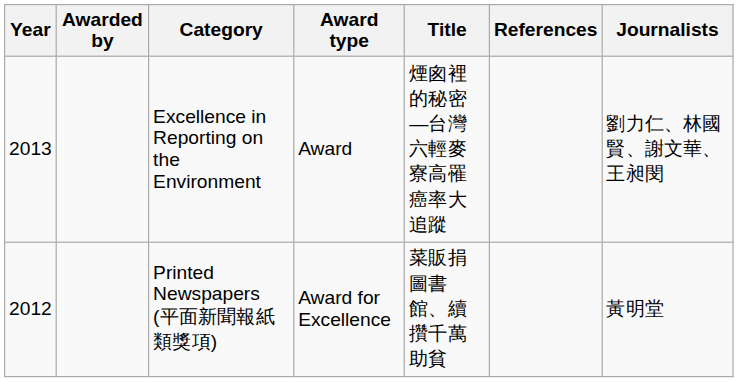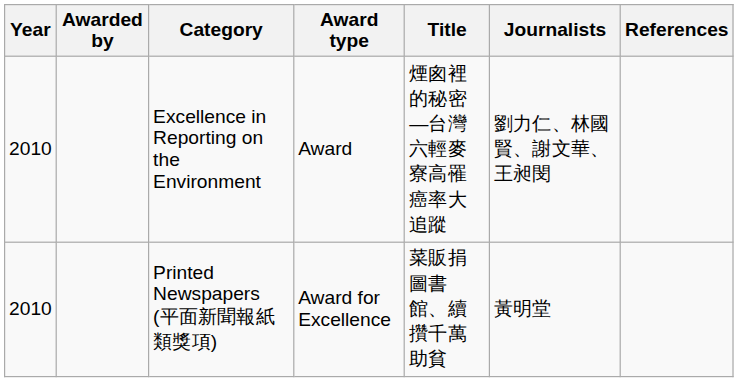columns swapped: (667, 30) <-> (546, 30)
(30, 149) 2013 -> (30, 149) 2010
(30, 309) 2012 -> (30, 309) 2010
